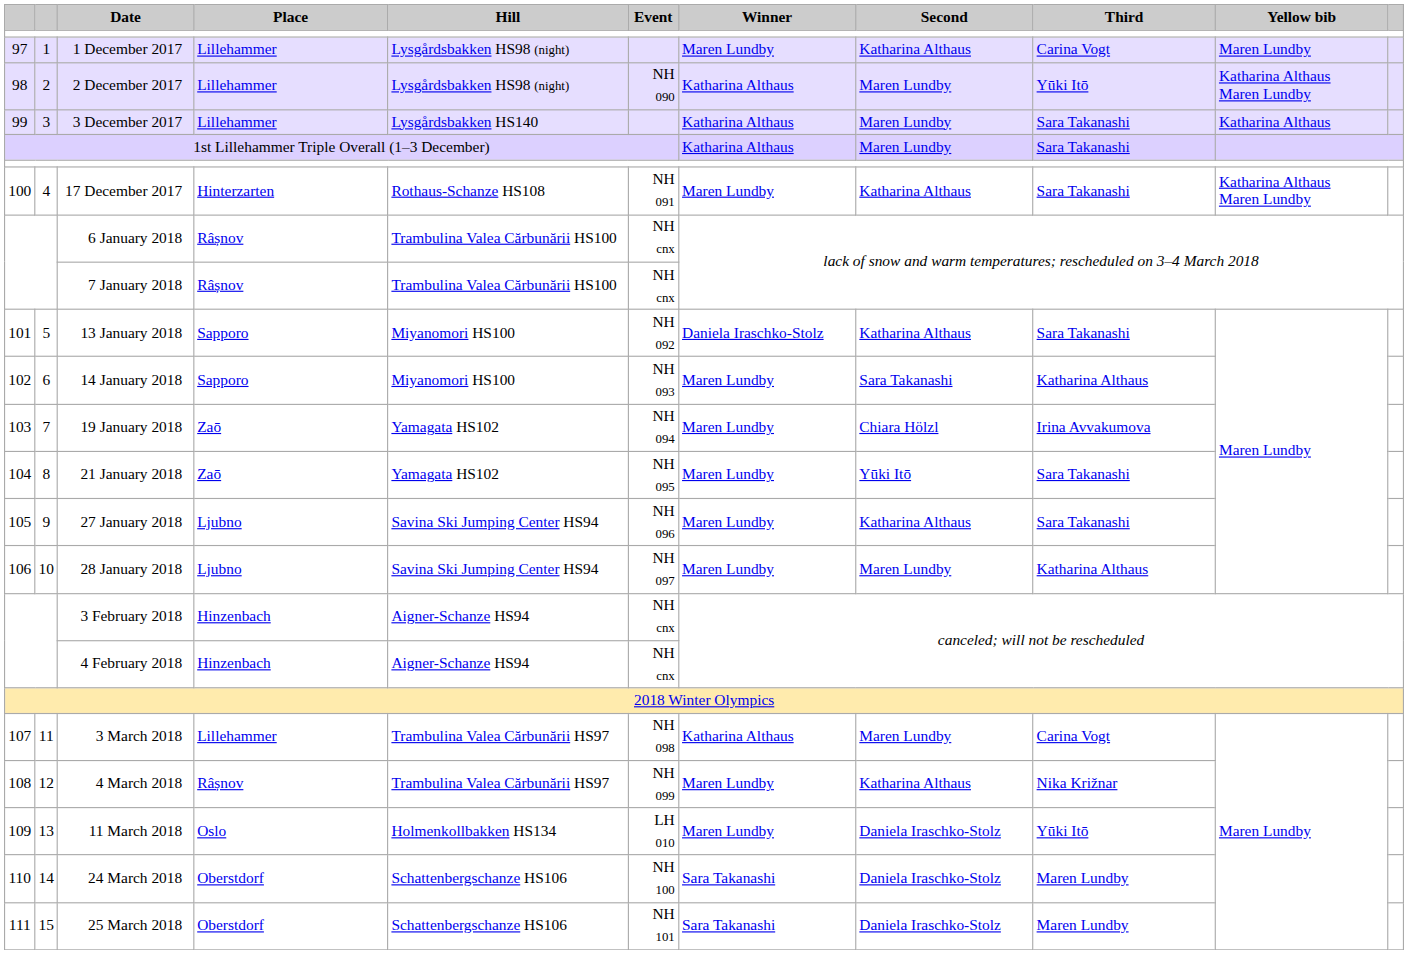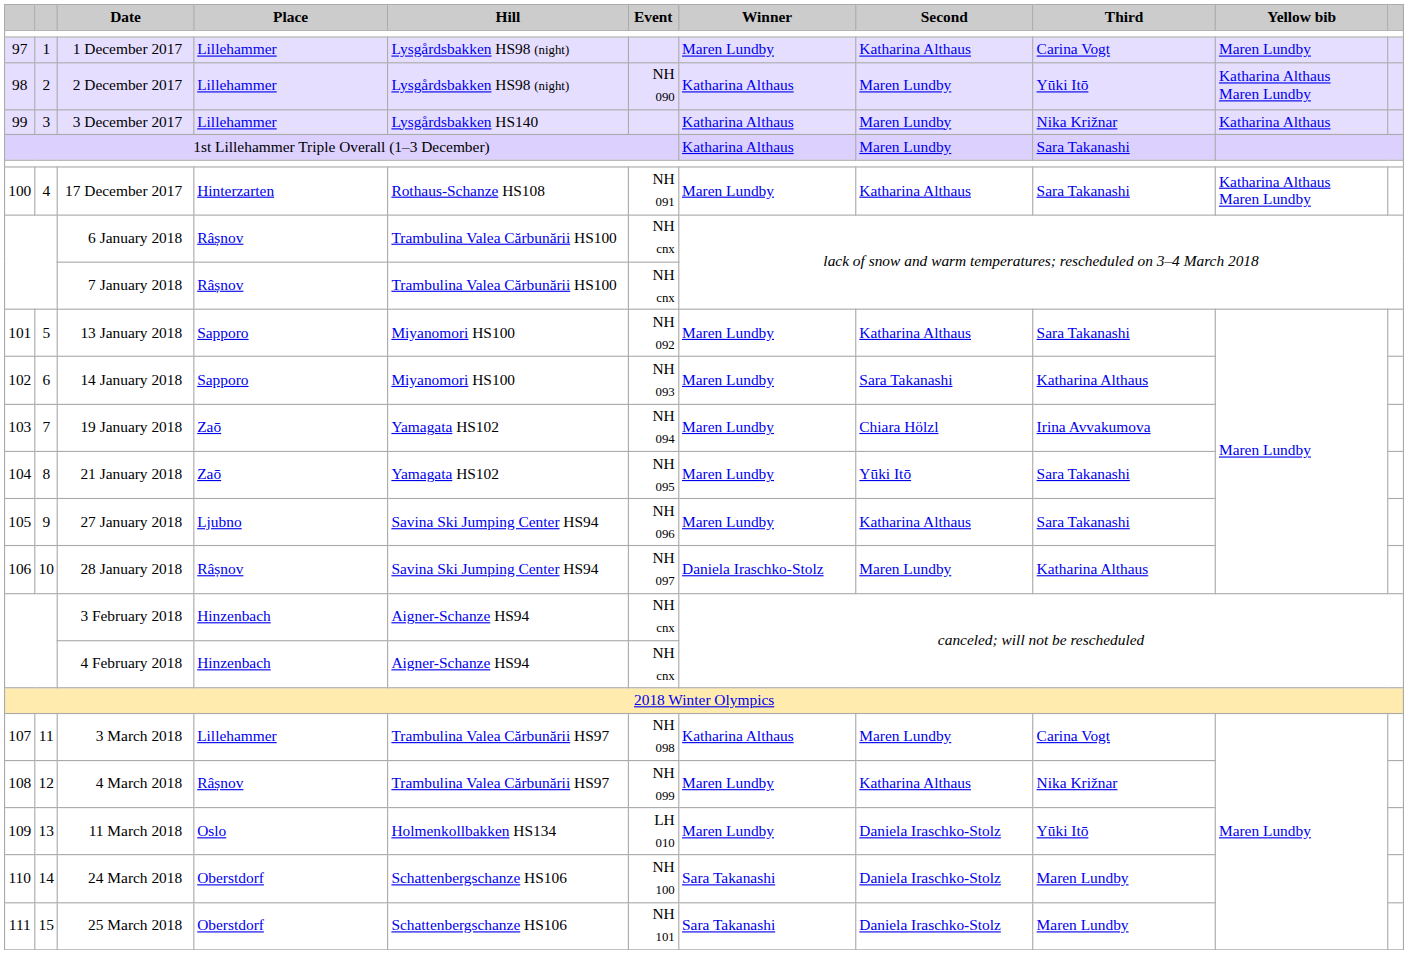(1083, 121) Sara Takanashi -> (1077, 121) Nika Križnar
(753, 332) Daniela Iraschko-Stolz -> (728, 332) Maren Lundby
(219, 569) Ljubno -> (220, 569) Râșnov
(728, 569) Maren Lundby -> (753, 569) Daniela Iraschko-Stolz
